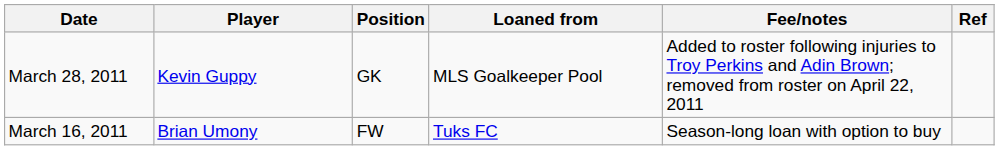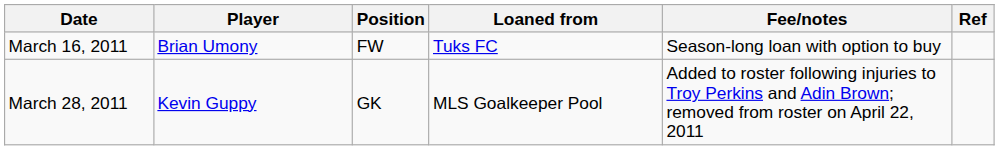rows swapped: (68, 131) <-> (68, 75)
